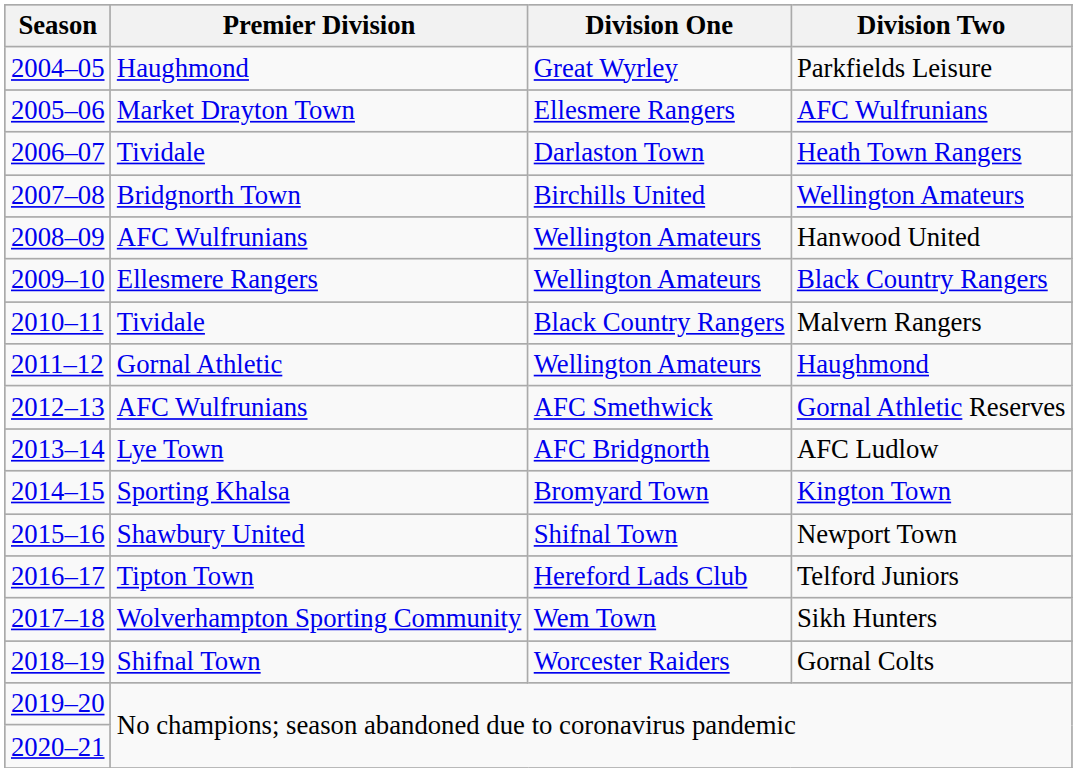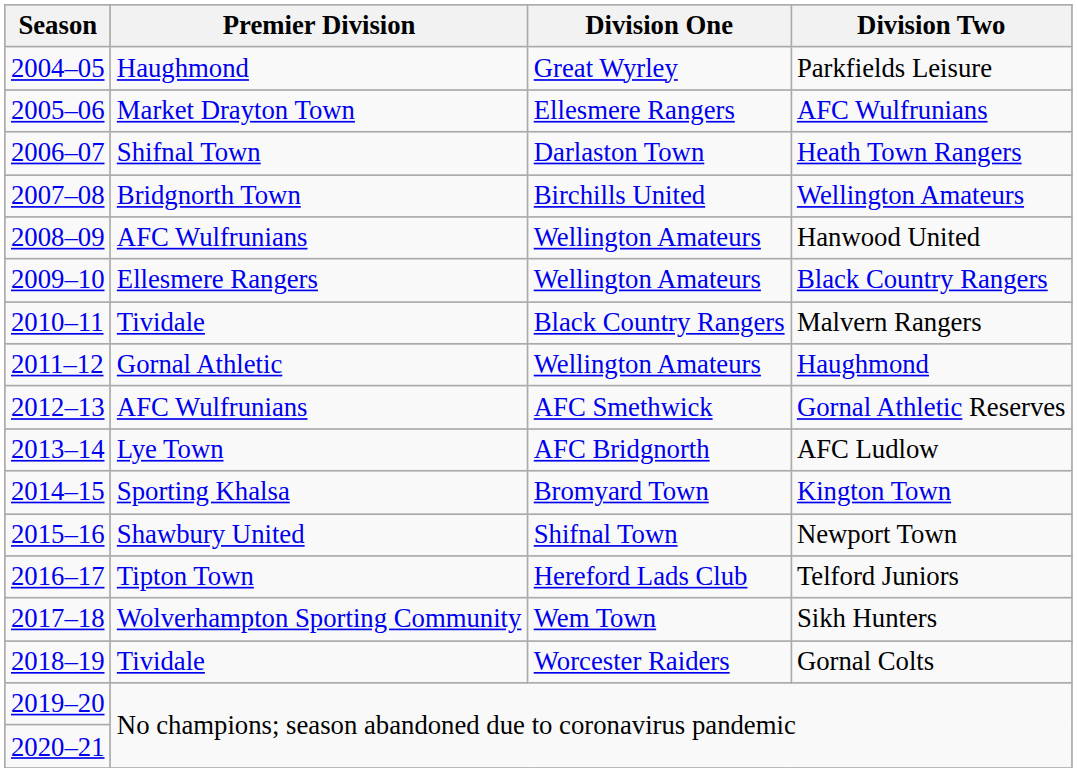(161, 152) Tividale -> (189, 152) Shifnal Town
(189, 661) Shifnal Town -> (161, 661) Tividale
